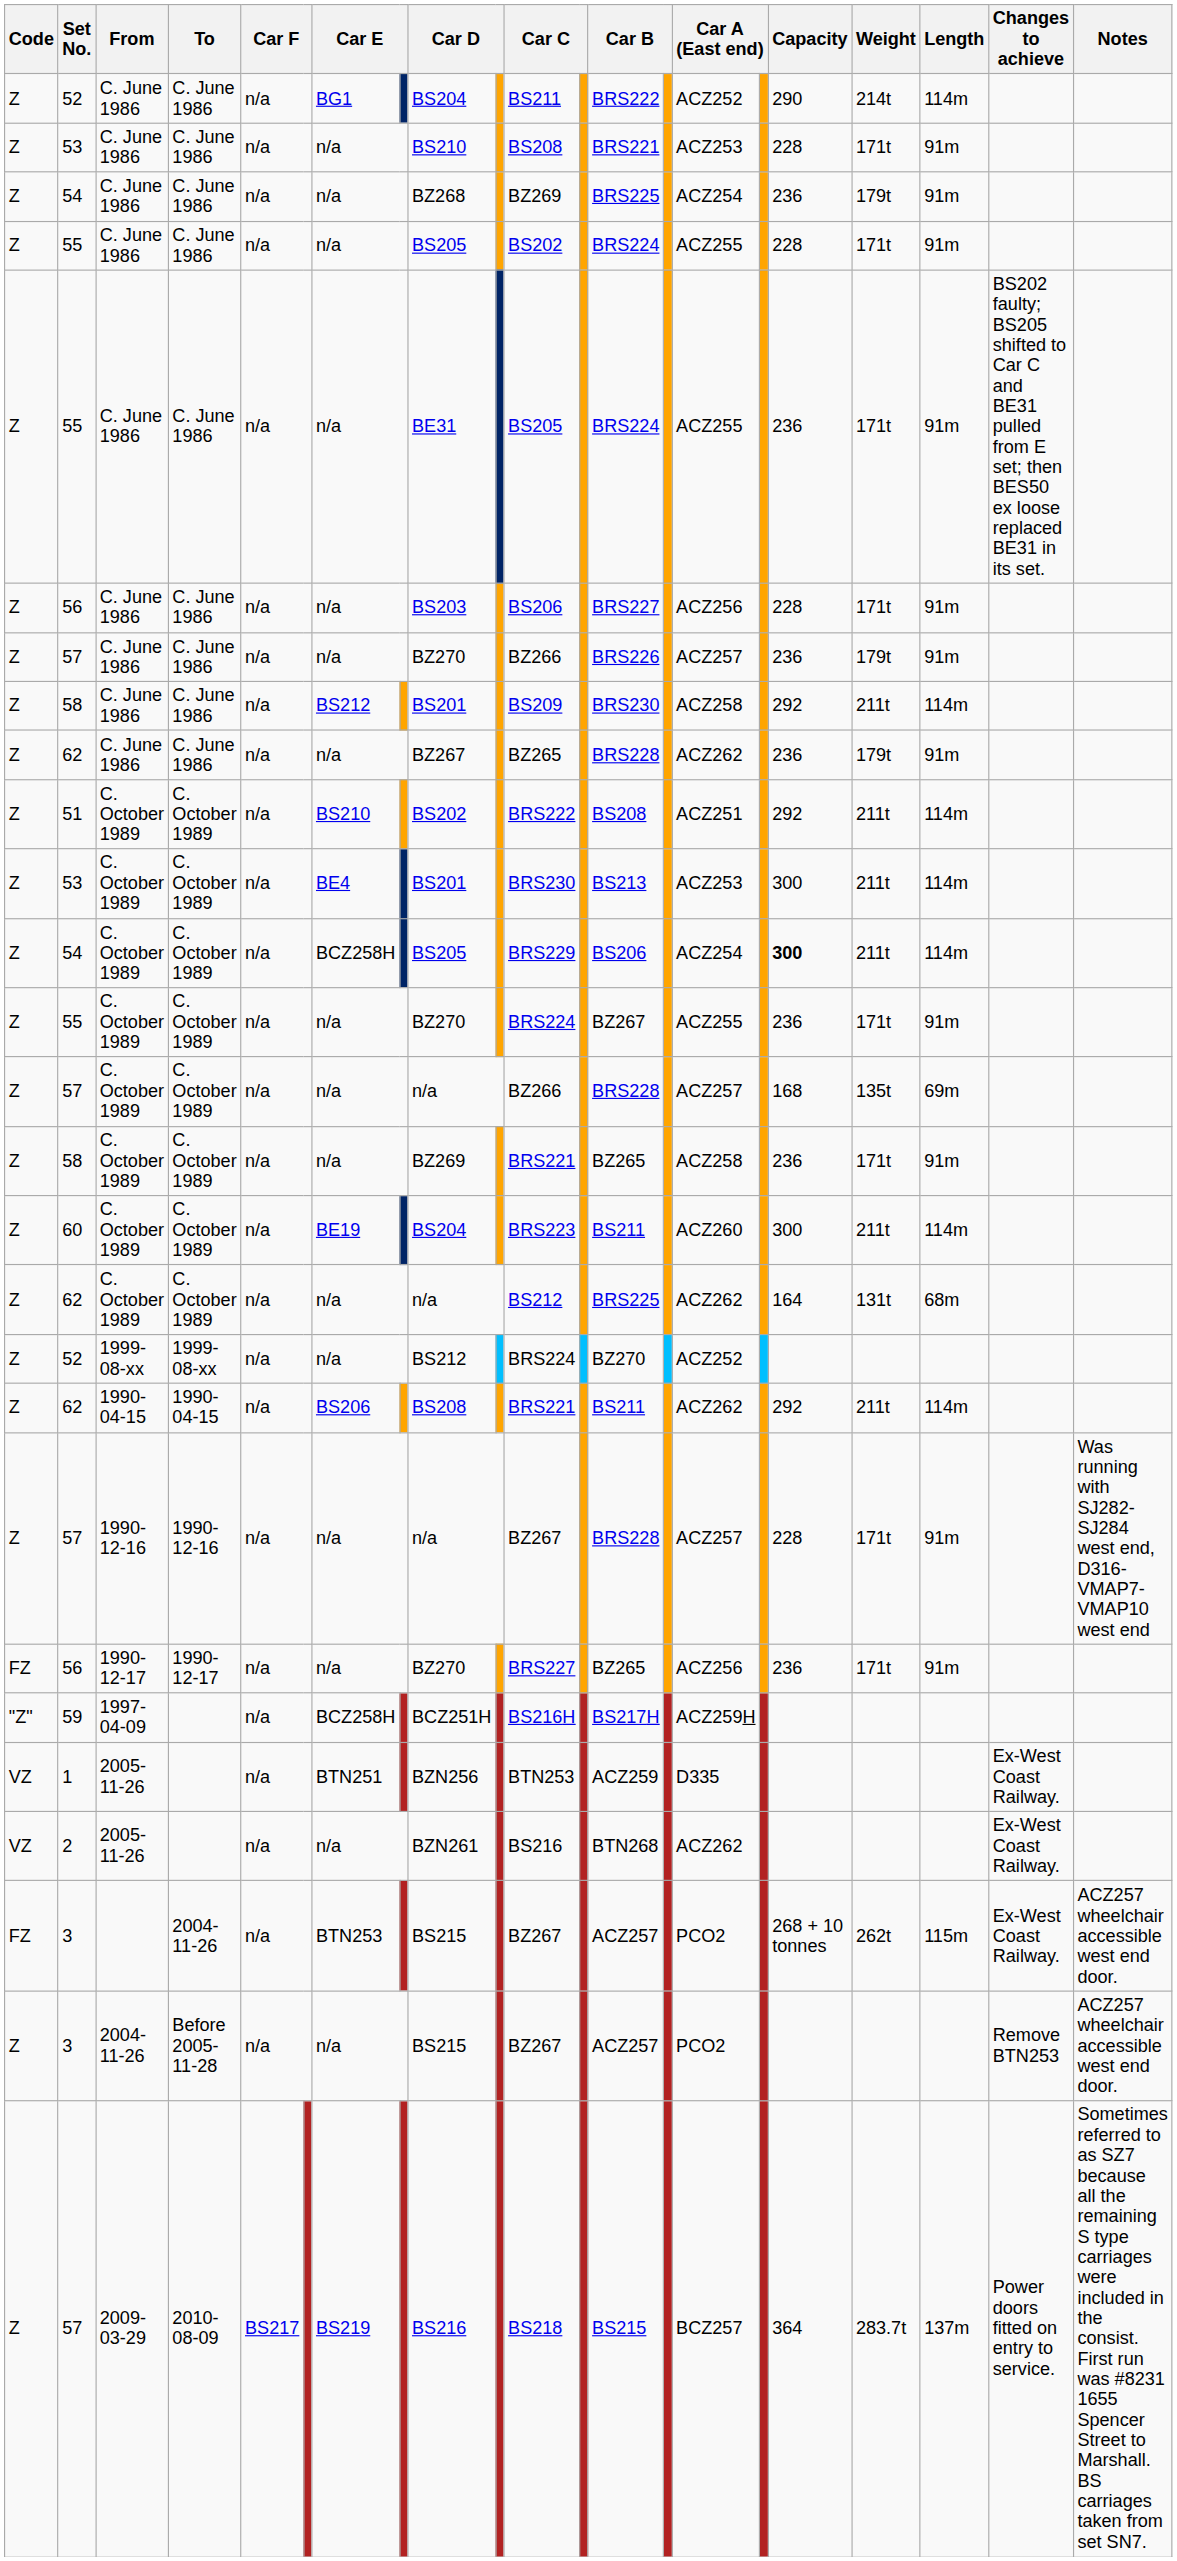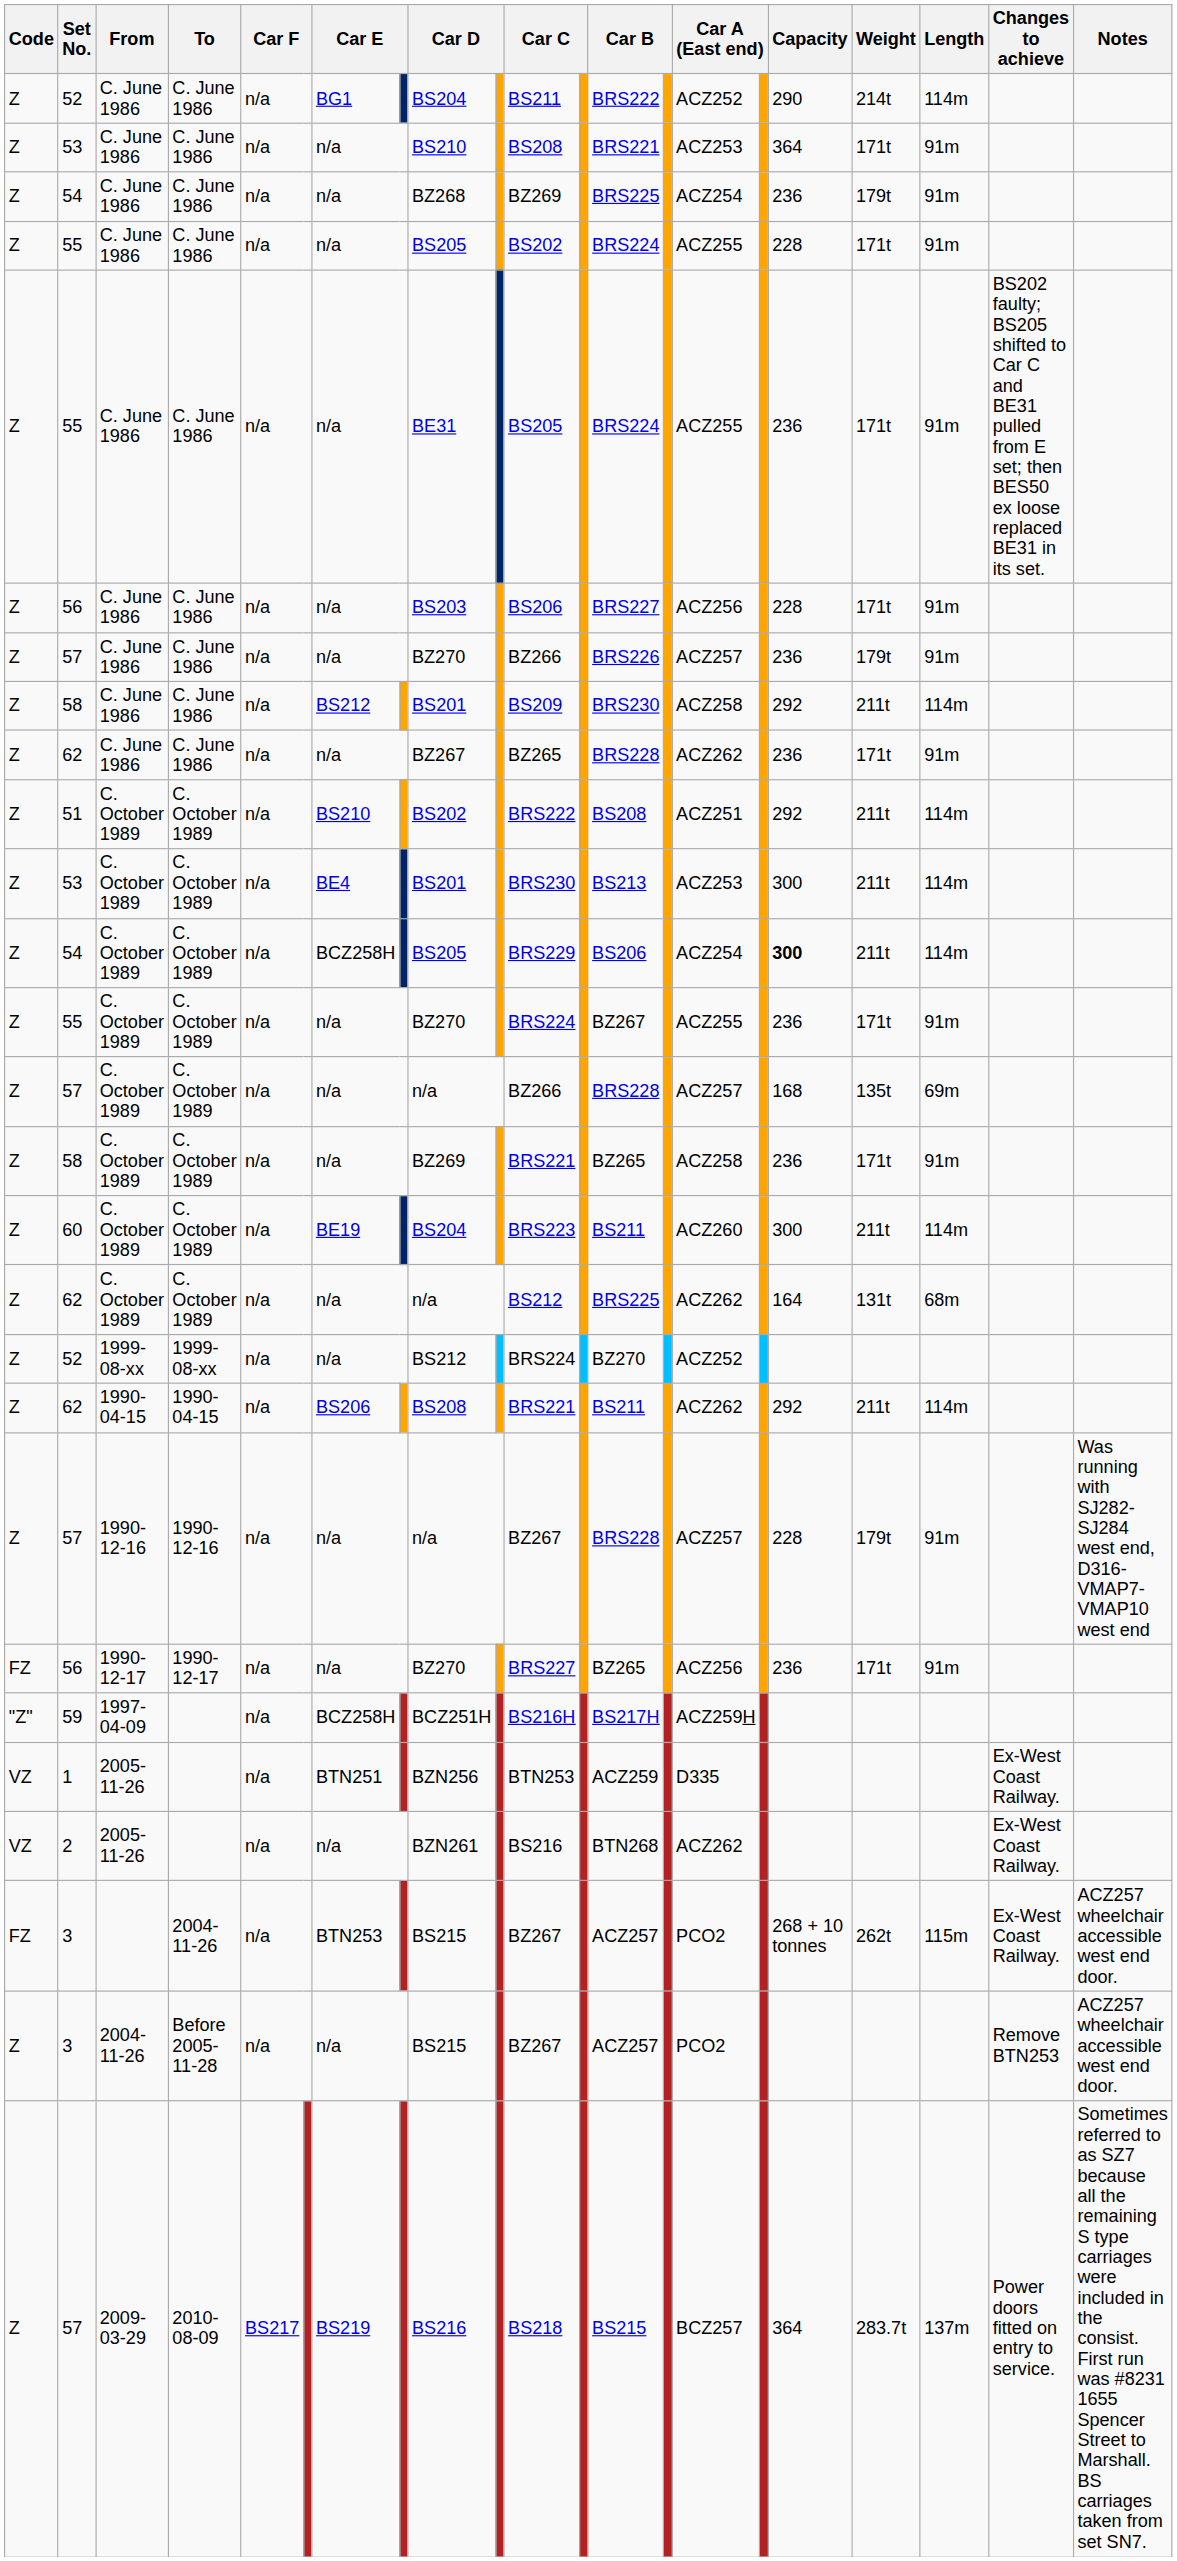(787, 147) 228 -> (787, 147) 364
(873, 754) 179t -> (873, 754) 171t
(873, 1538) 171t -> (873, 1538) 179t
